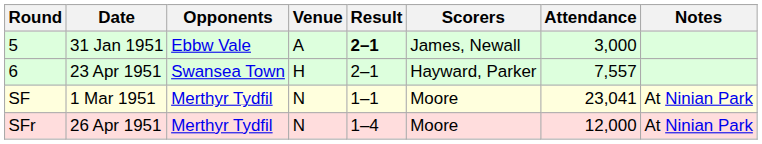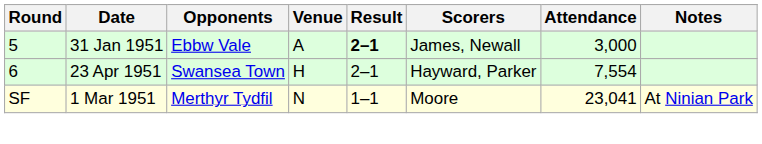(615, 71) 7,557 -> (615, 71) 7,554
- row: (22, 125)
